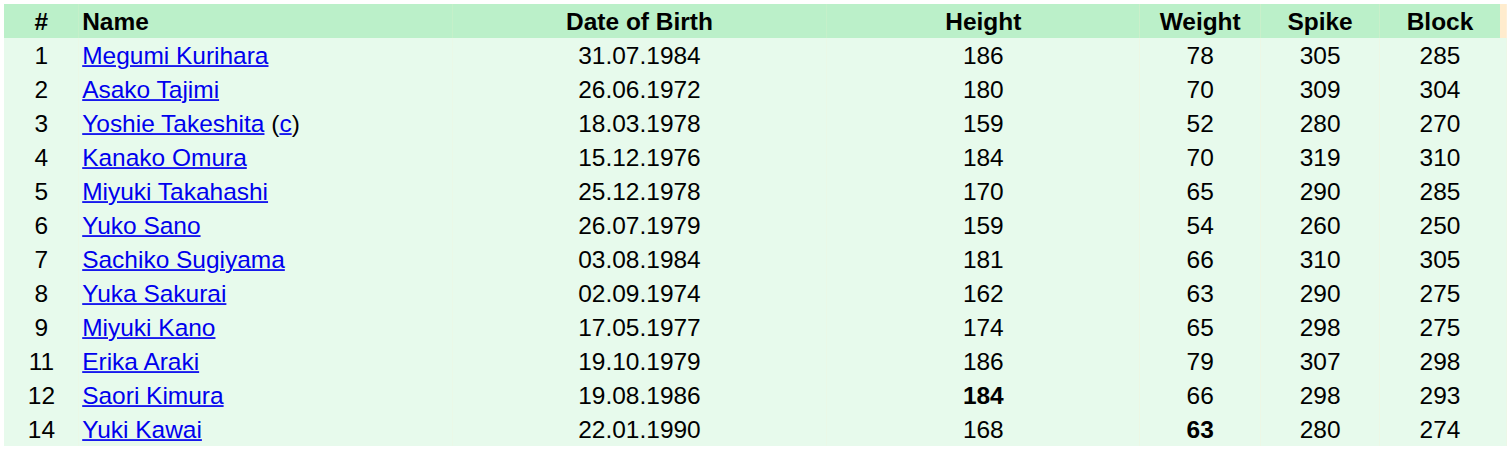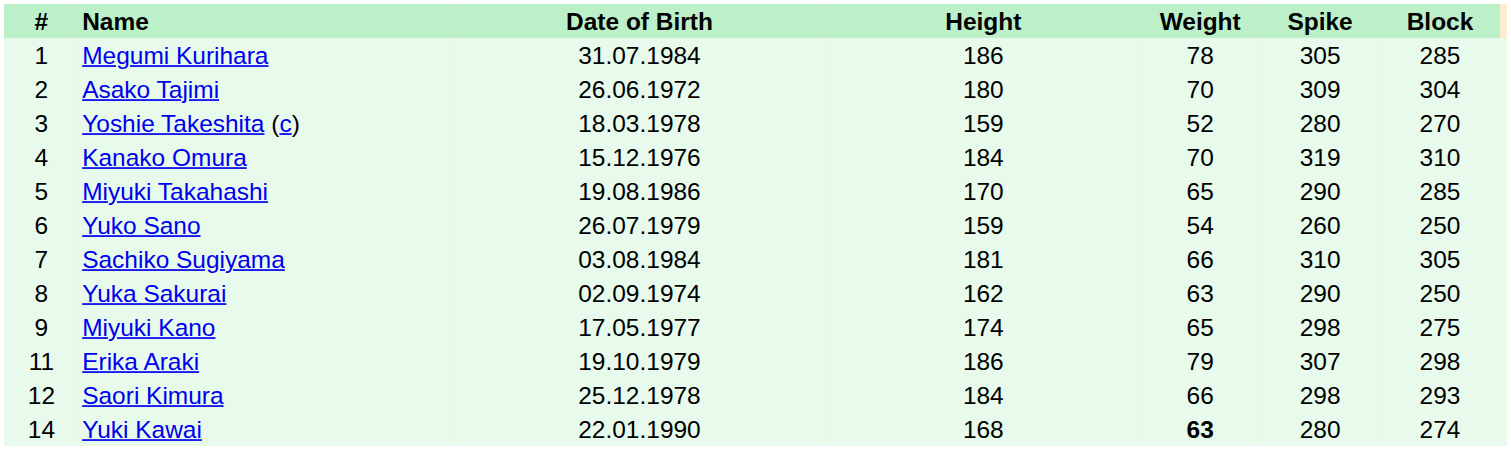(639, 191) 25.12.1978 -> (639, 191) 19.08.1986
(1440, 293) 275 -> (1440, 293) 250
(639, 395) 19.08.1986 -> (639, 395) 25.12.1978
(983, 395) bold -> (983, 395) normal
